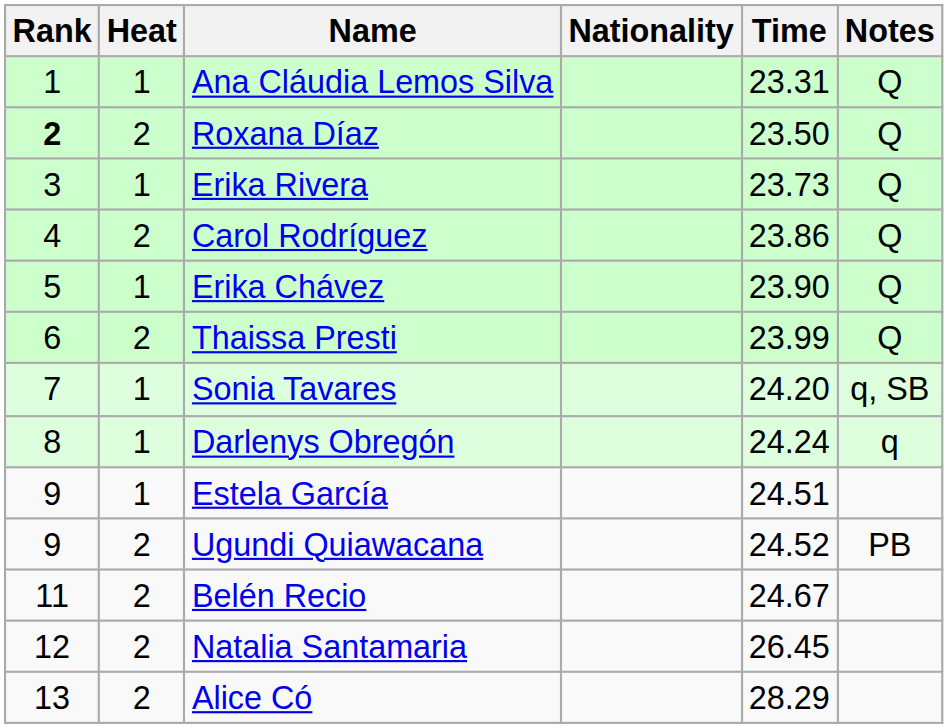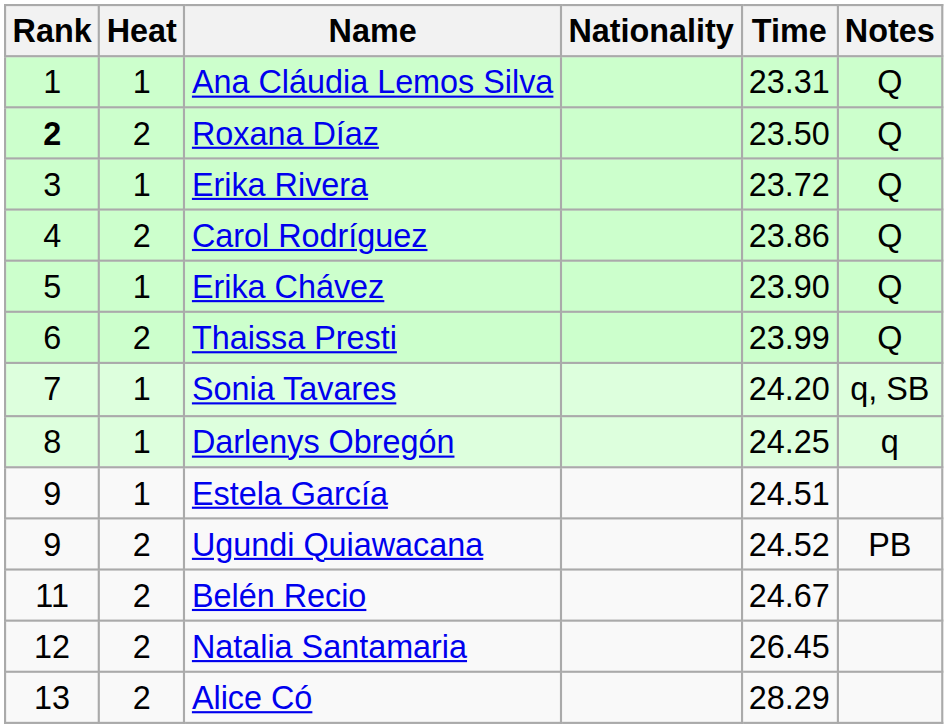(789, 185) 23.73 -> (789, 185) 23.72
(789, 441) 24.24 -> (789, 441) 24.25
